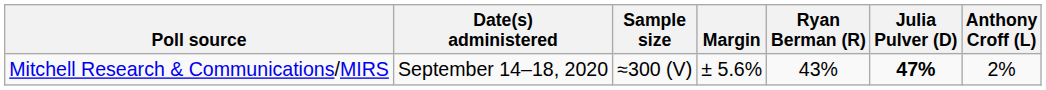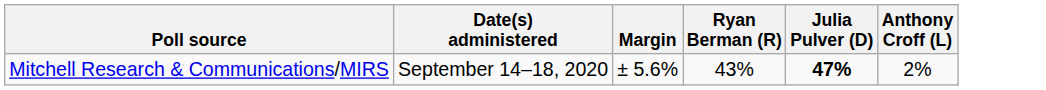- column: (655, 30)
